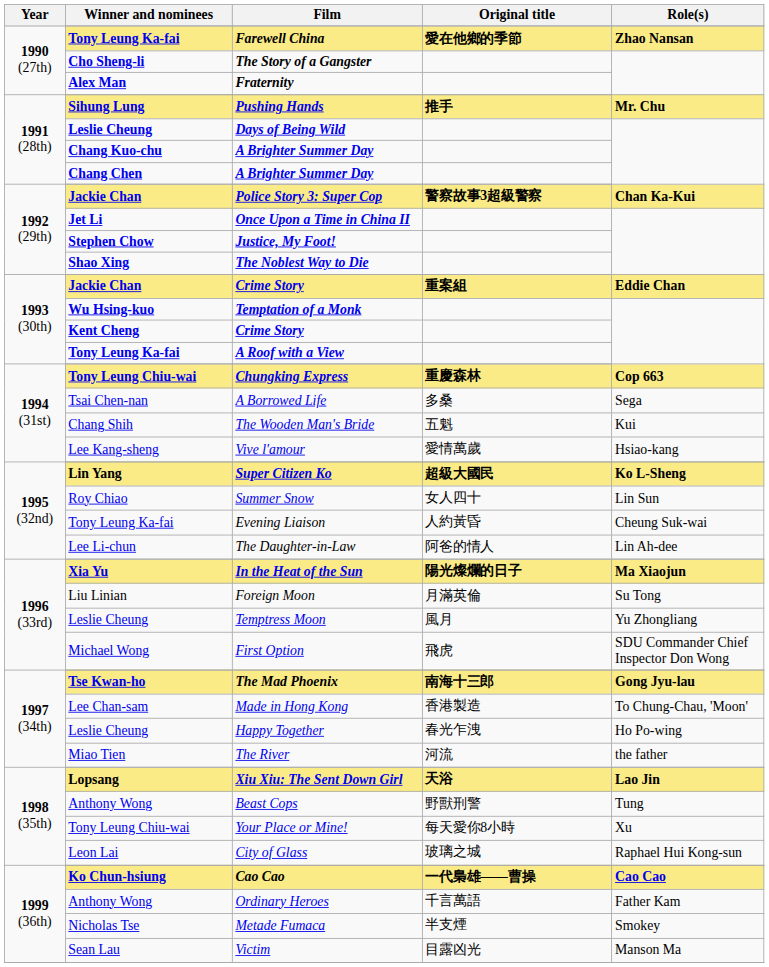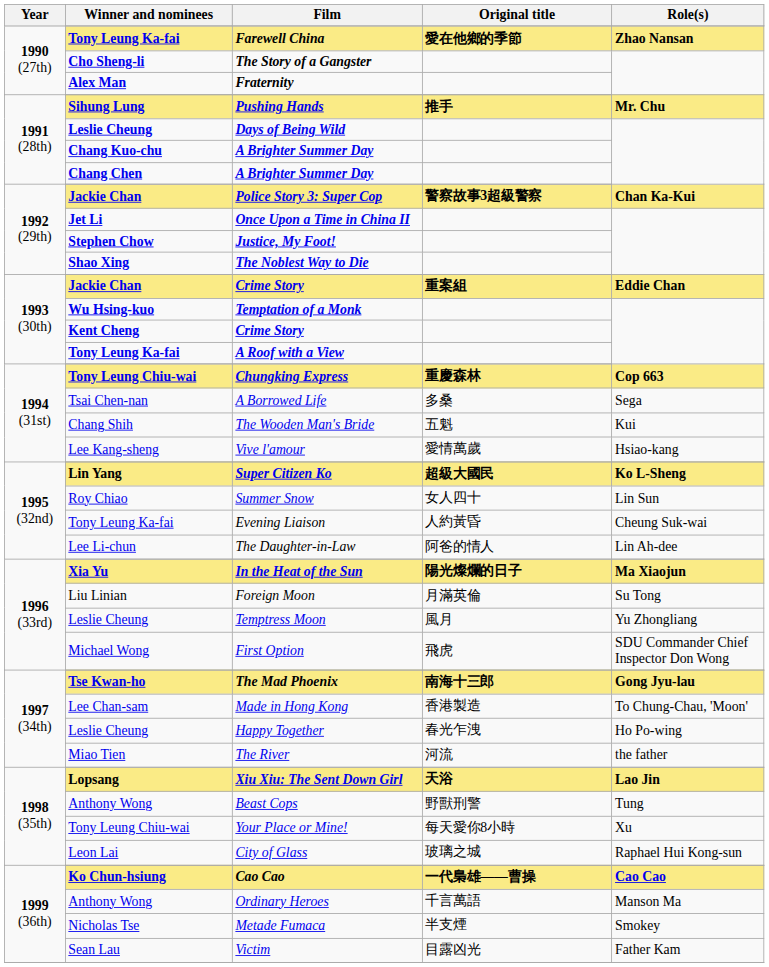(648, 901) Father Kam -> (648, 901) Manson Ma
(648, 950) Manson Ma -> (648, 950) Father Kam
